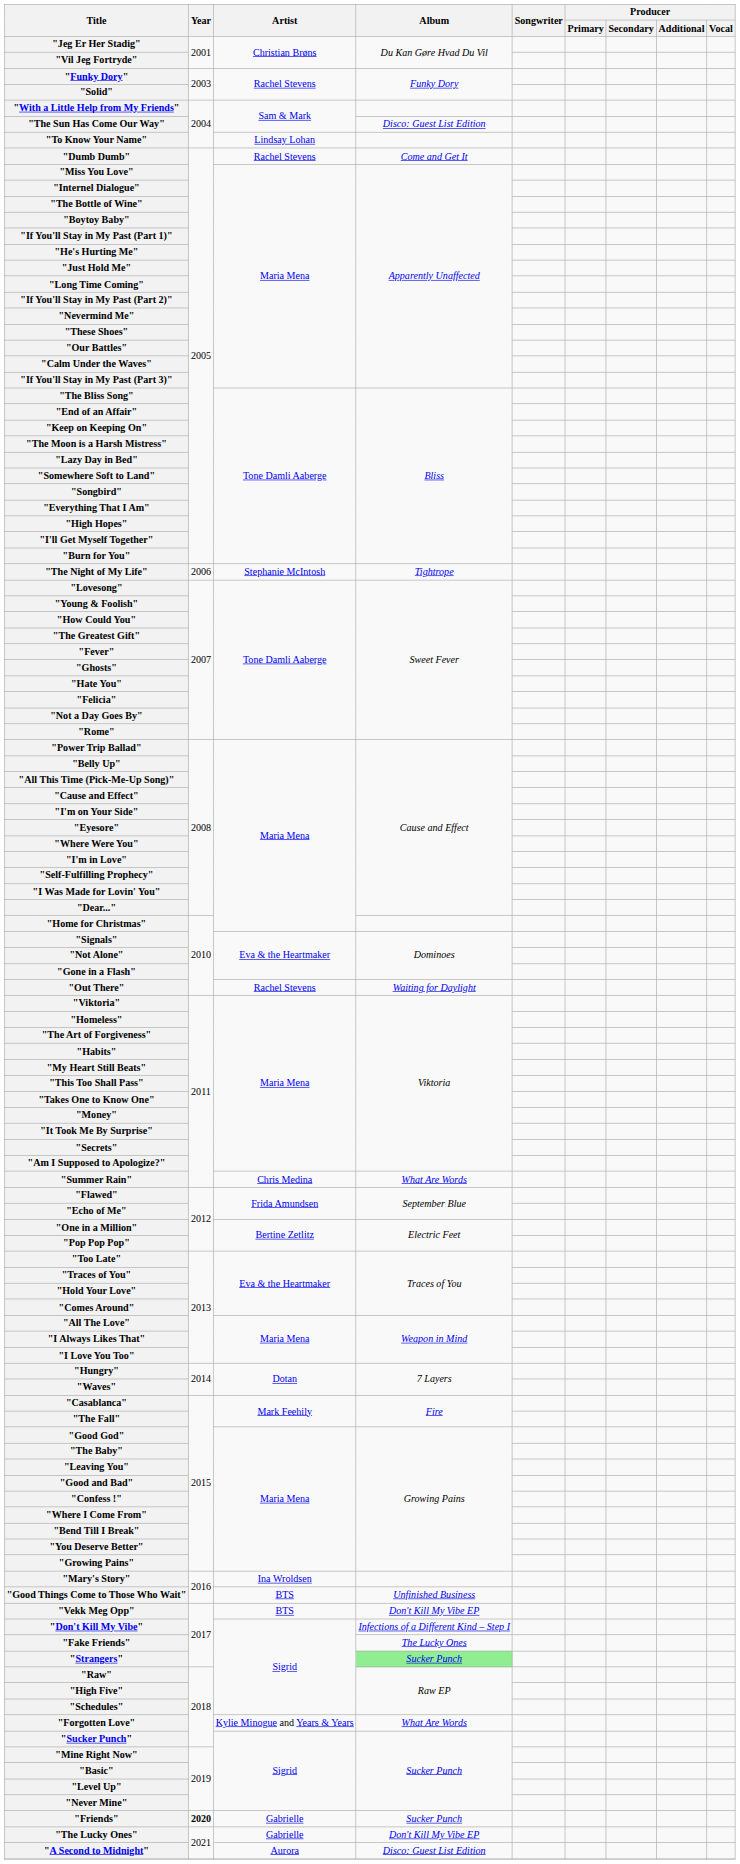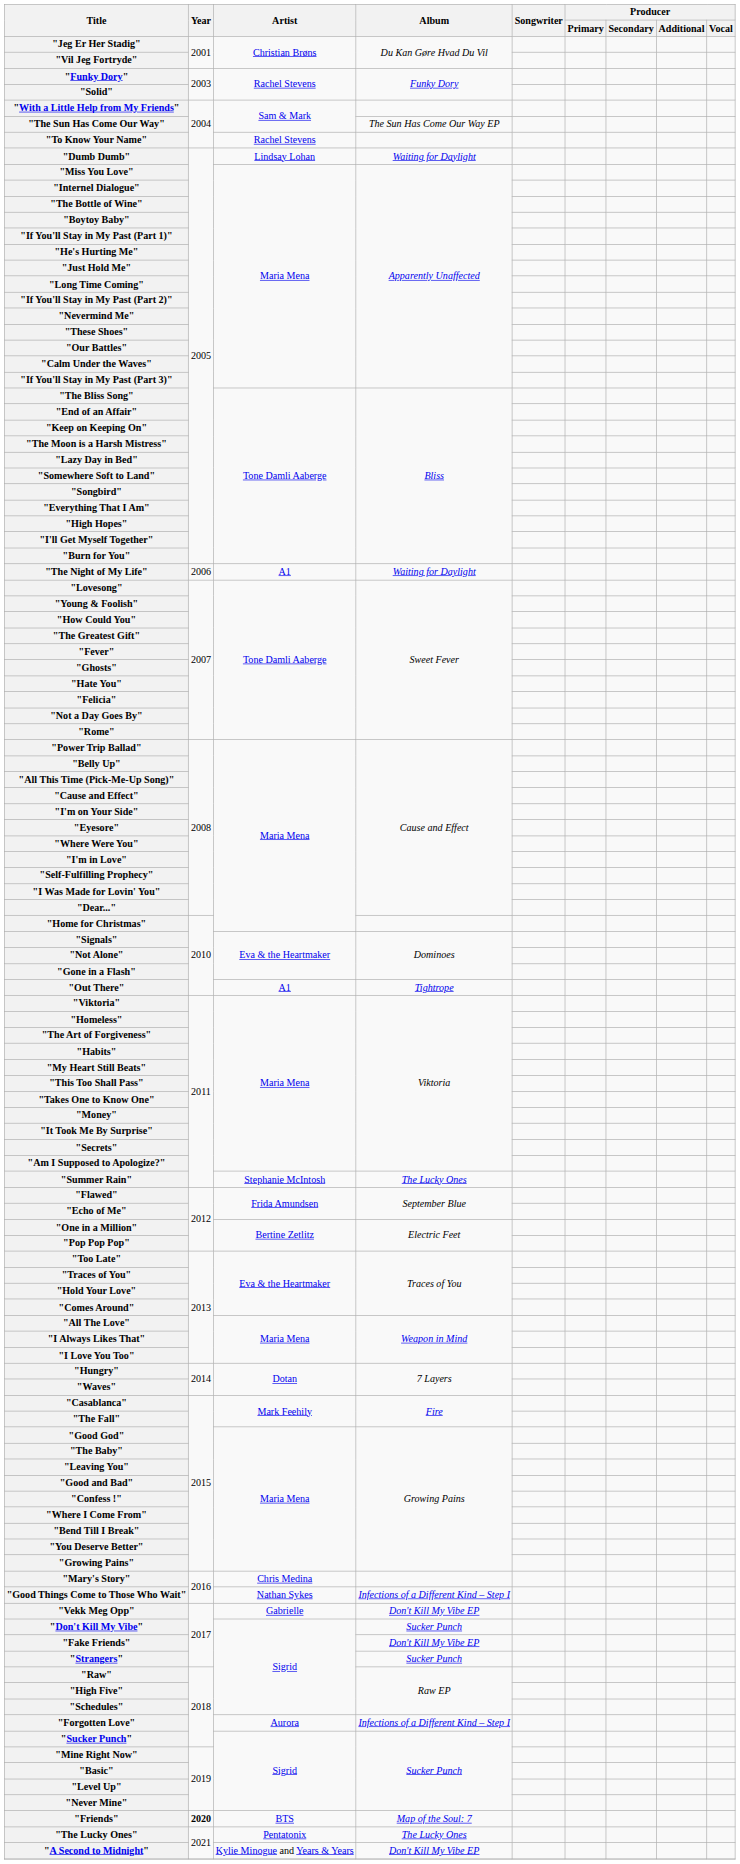(434, 124) Disco: Guest List Edition -> (434, 124) The Sun Has Come Our Way EP
(285, 140) Lindsay Lohan -> (285, 140) Rachel Stevens
(285, 156) Rachel Stevens -> (285, 156) Lindsay Lohan
(434, 156) Come and Get It -> (434, 156) Waiting for Daylight
(285, 572) Stephanie McIntosh -> (285, 572) A1
(434, 572) Tightrope -> (434, 572) Waiting for Daylight
(285, 987) Rachel Stevens -> (285, 987) A1
(434, 987) Waiting for Daylight -> (434, 987) Tightrope
(285, 1179) Chris Medina -> (285, 1179) Stephanie McIntosh
(434, 1179) What Are Words -> (434, 1179) The Lucky Ones
(285, 1579) Ina Wroldsen -> (285, 1579) Chris Medina
(285, 1595) BTS -> (285, 1595) Nathan Sykes
(434, 1595) Unfinished Business -> (434, 1595) Infections of a Different Kind – Step I
(285, 1611) BTS -> (285, 1611) Gabrielle
(434, 1627) Infections of a Different Kind – Step I -> (434, 1627) Sucker Punch
(434, 1643) The Lucky Ones -> (434, 1643) Don't Kill My Vibe EP
(434, 1659) lightgreen background -> (434, 1659) no background
(285, 1723) Kylie Minogue and Years & Years -> (285, 1723) Aurora
(434, 1723) What Are Words -> (434, 1723) Infections of a Different Kind – Step I
(285, 1818) Gabrielle -> (285, 1818) BTS
(434, 1818) Sucker Punch -> (434, 1818) Map of the Soul: 7
(285, 1834) Gabrielle -> (285, 1834) Pentatonix
(434, 1834) Don't Kill My Vibe EP -> (434, 1834) The Lucky Ones
(285, 1850) Aurora -> (285, 1850) Kylie Minogue and Years & Years
(434, 1850) Disco: Guest List Edition -> (434, 1850) Don't Kill My Vibe EP
